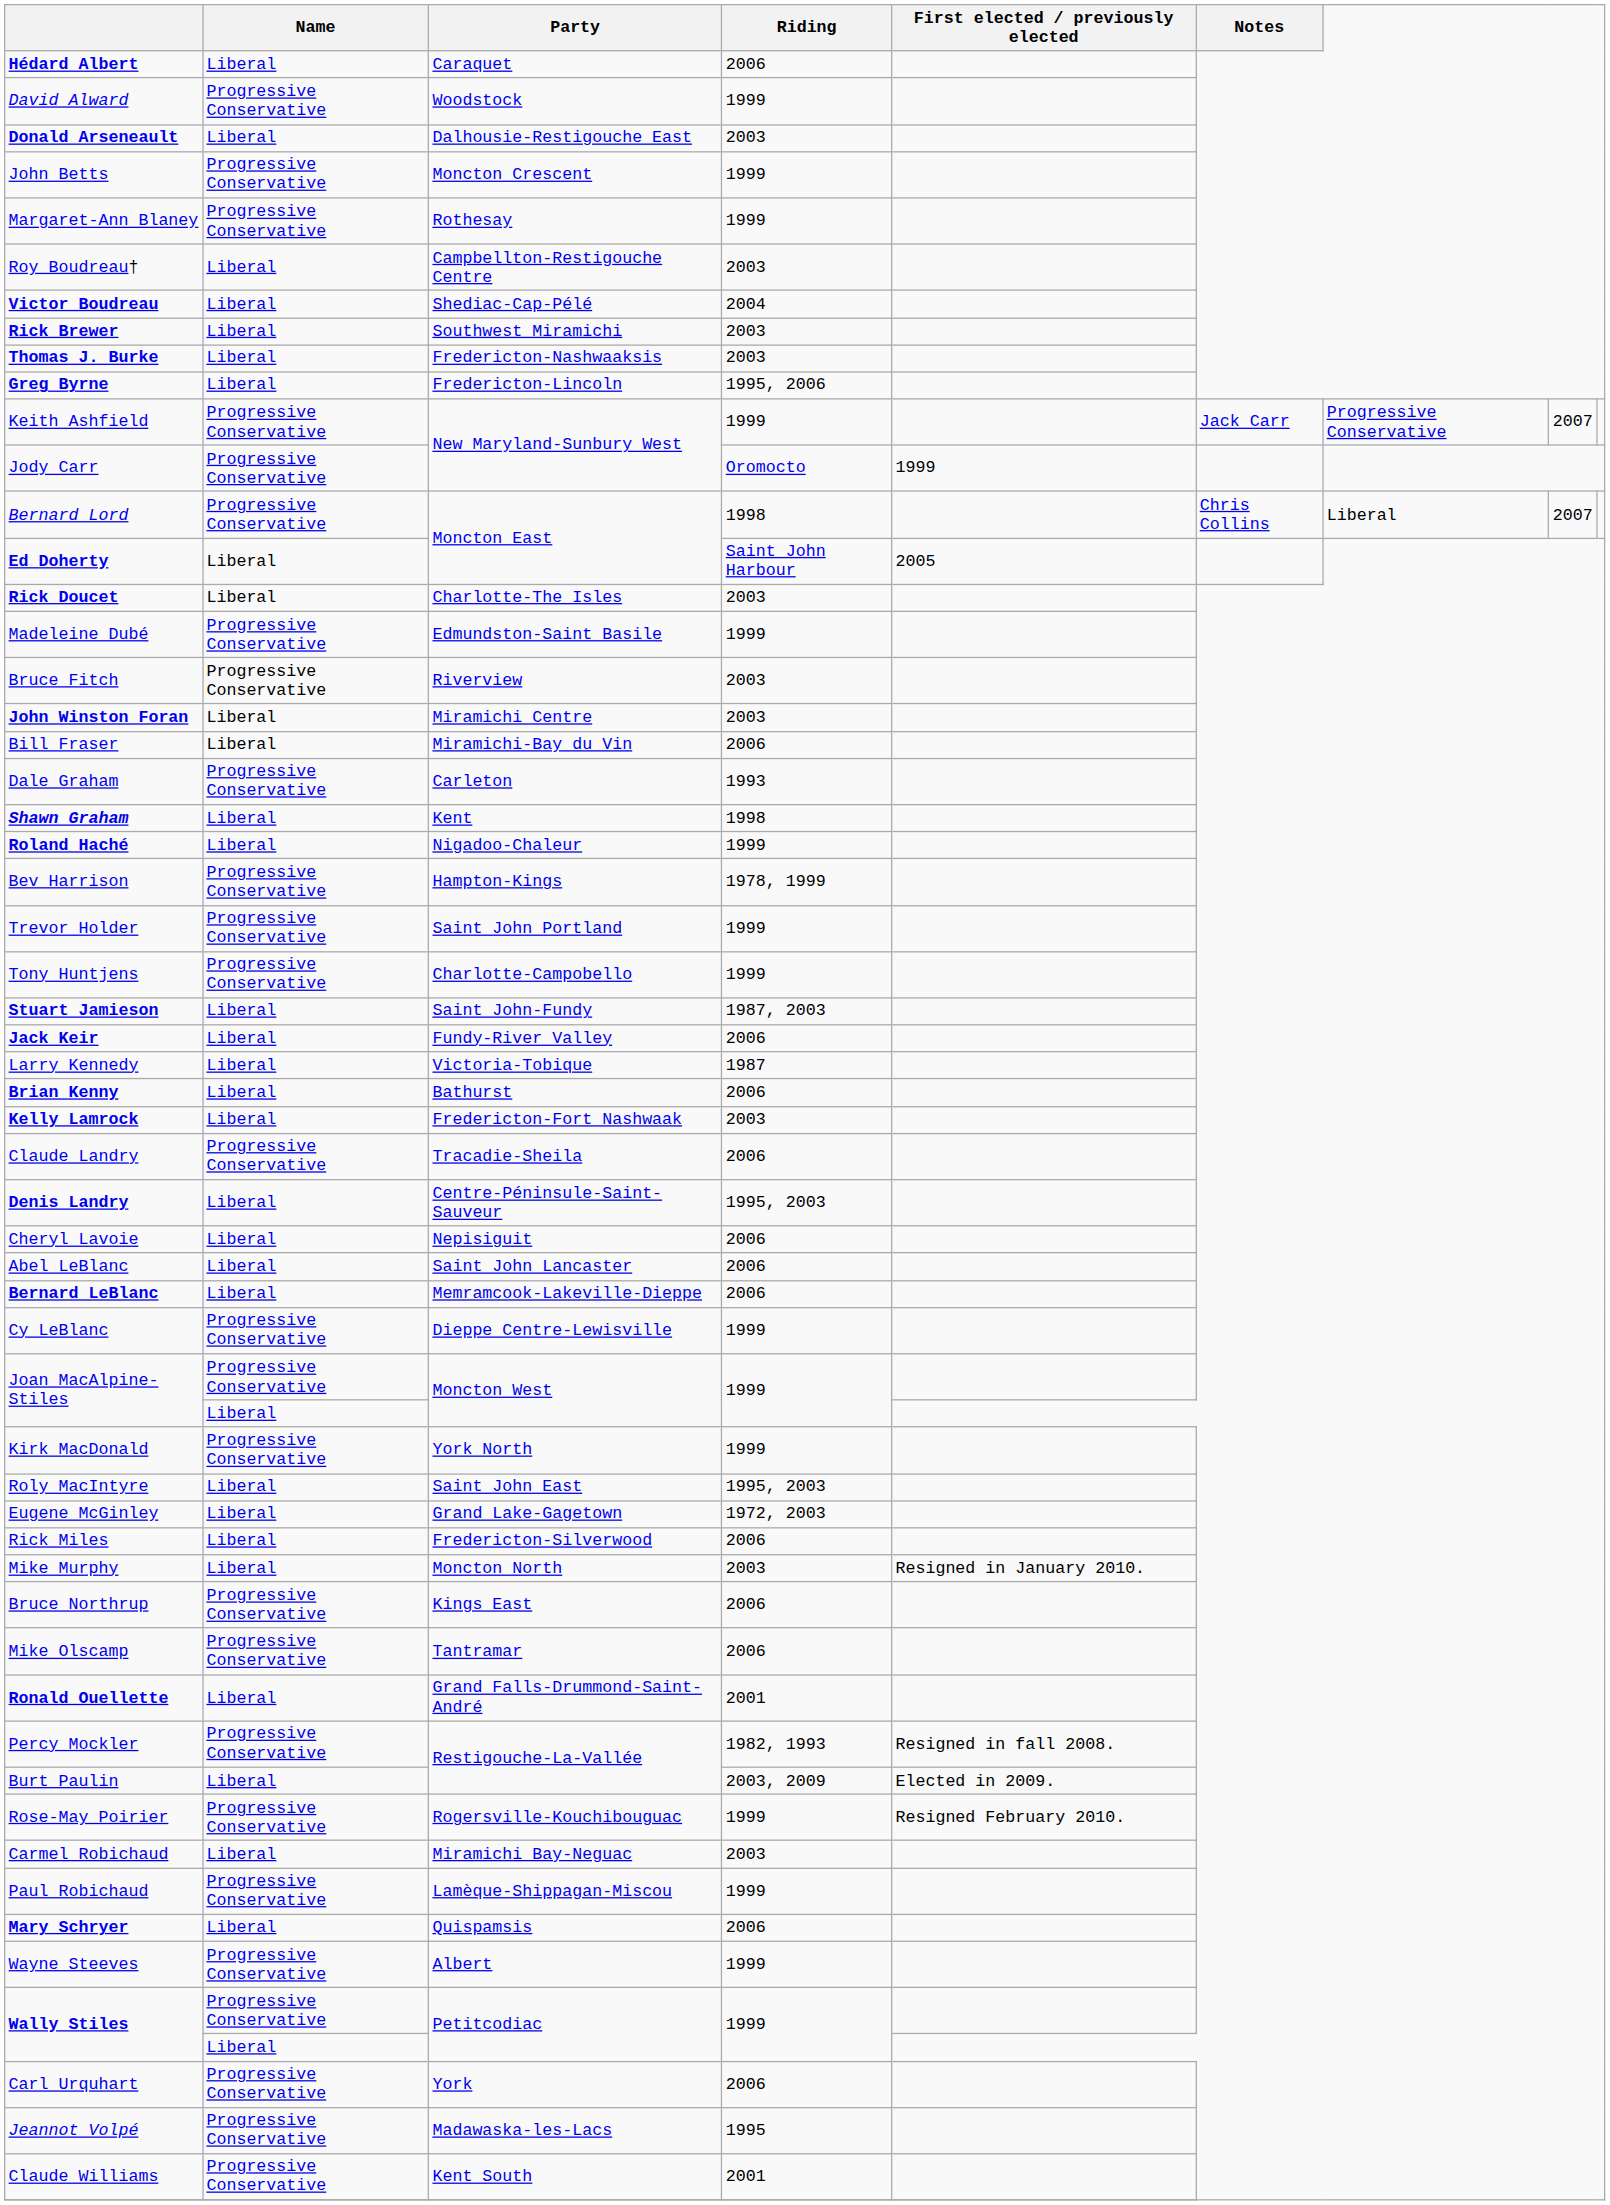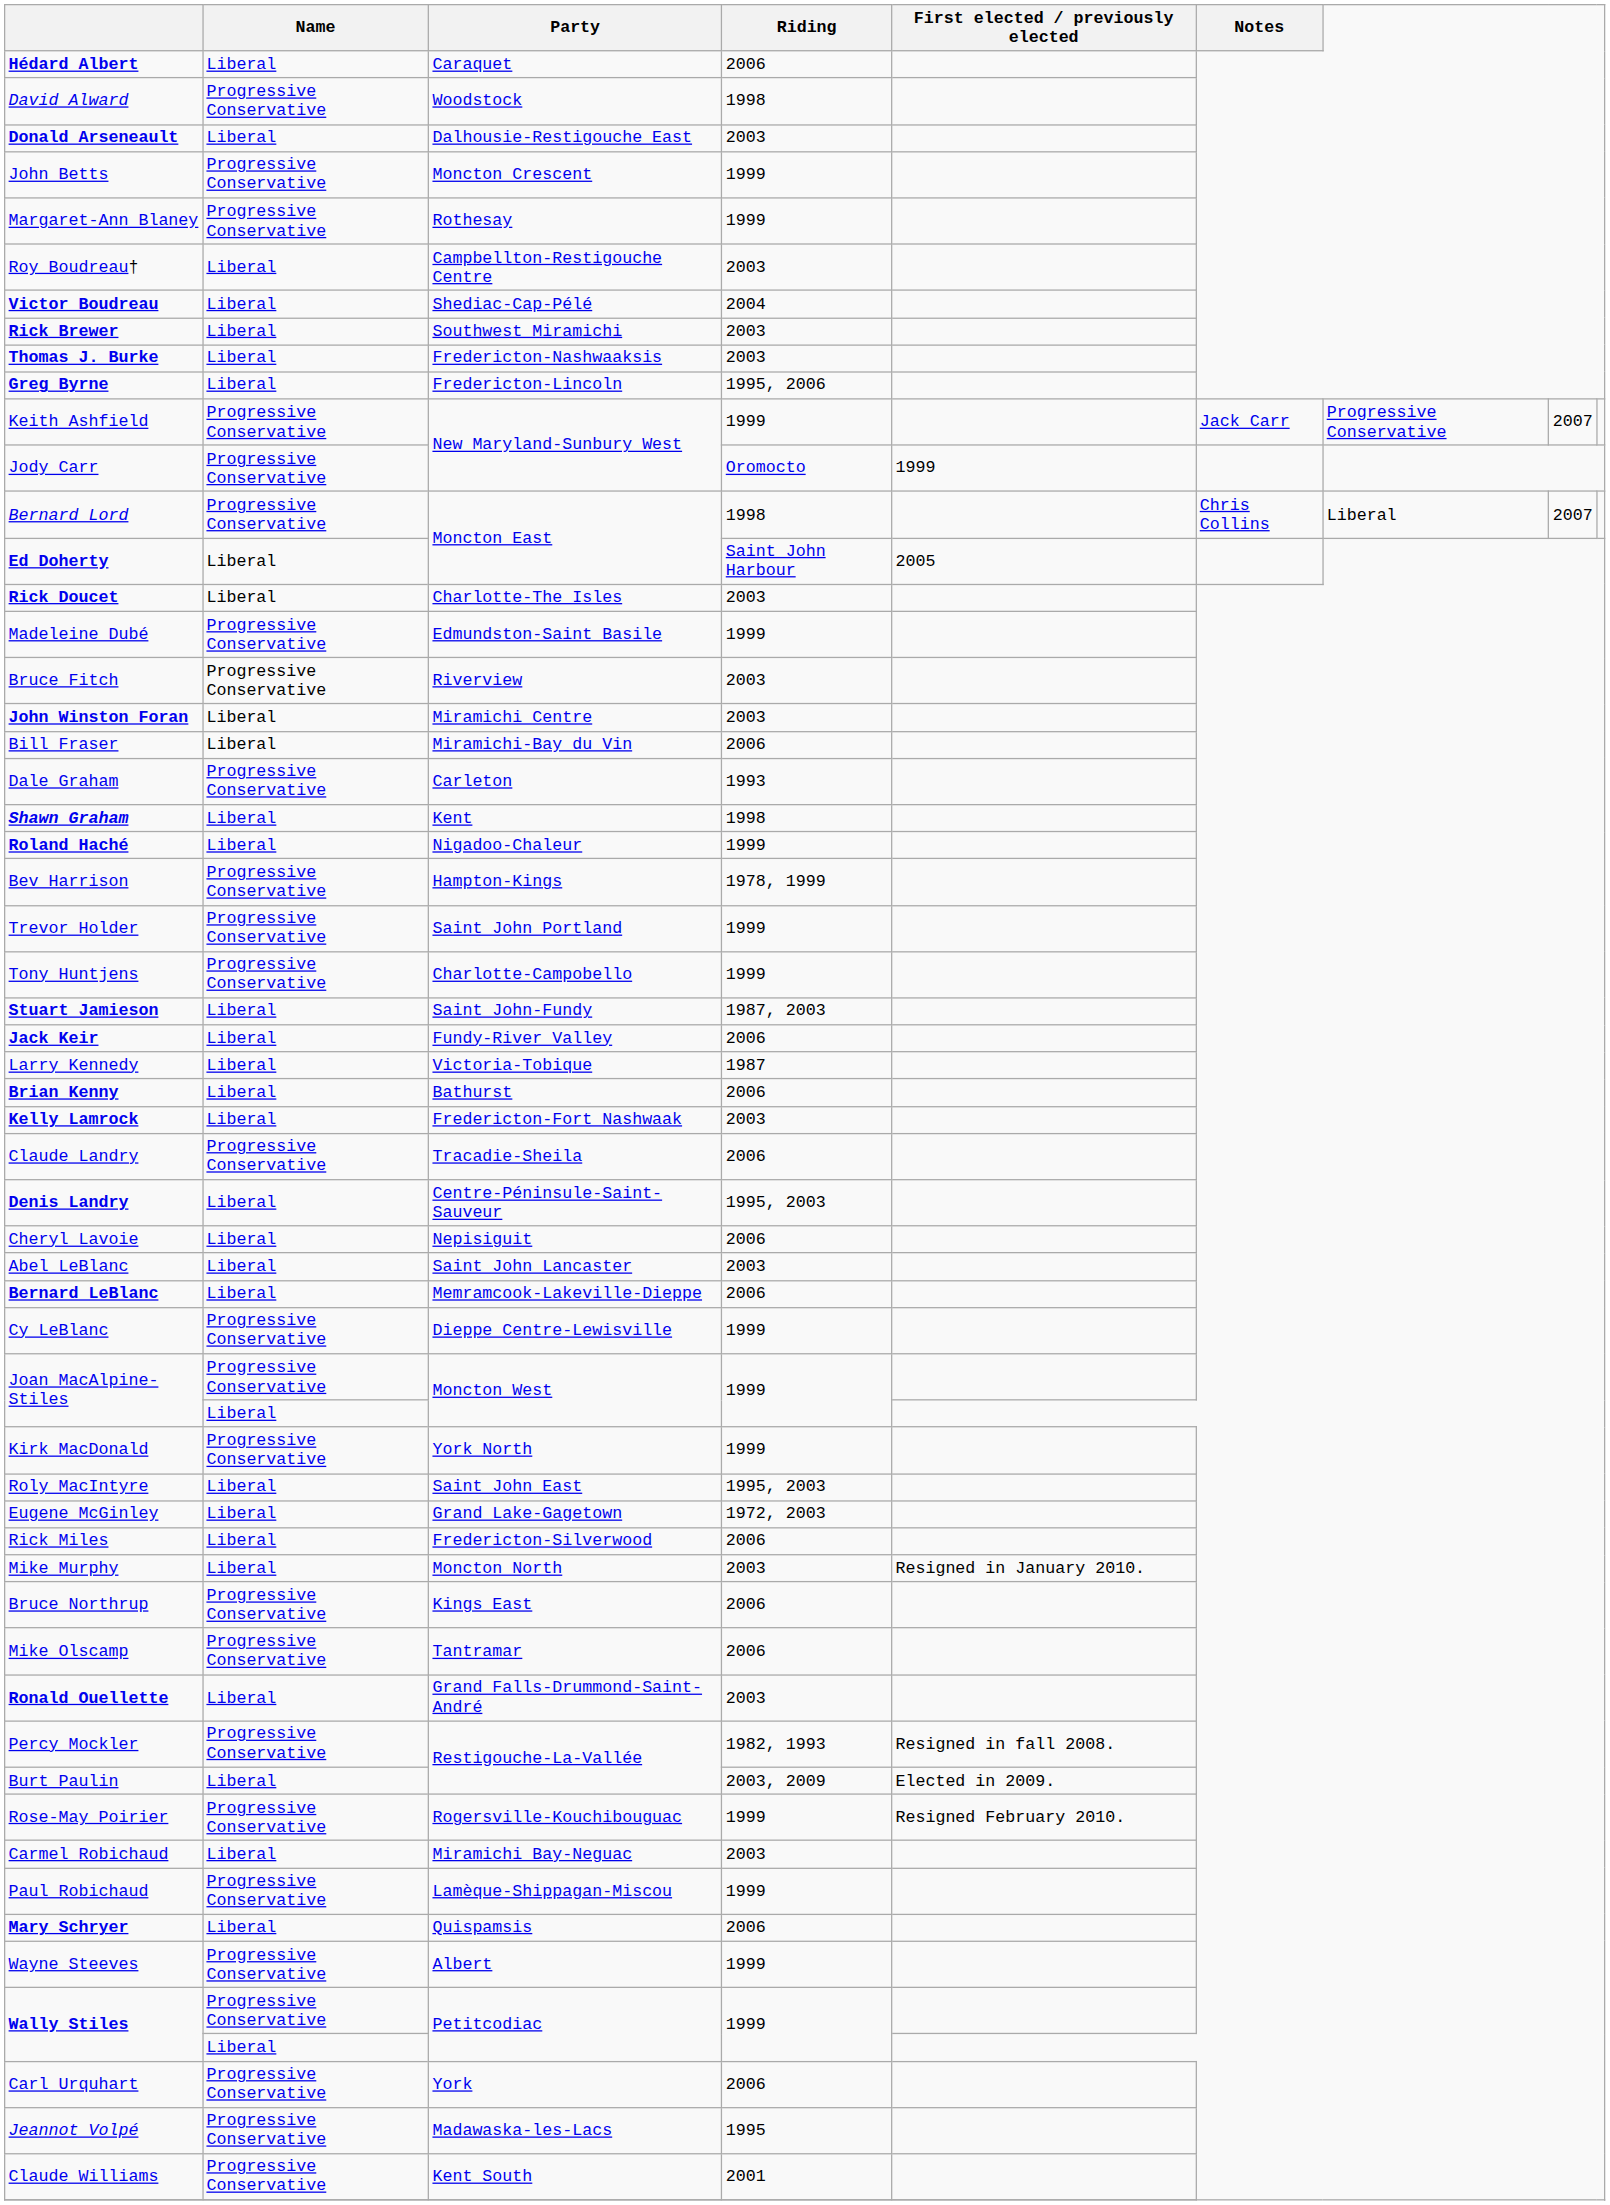(746, 101) 1999 -> (746, 101) 1998
(746, 1267) 2006 -> (746, 1267) 2003
(746, 1698) 2001 -> (746, 1698) 2003
